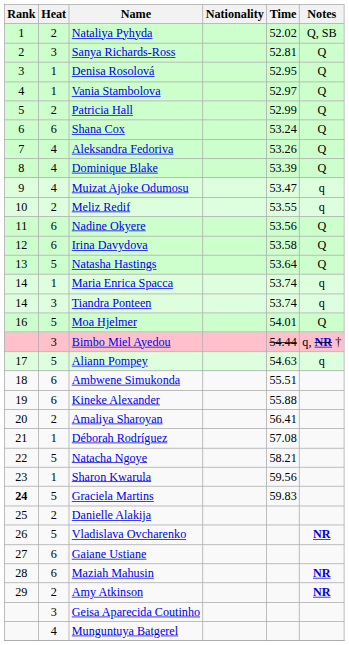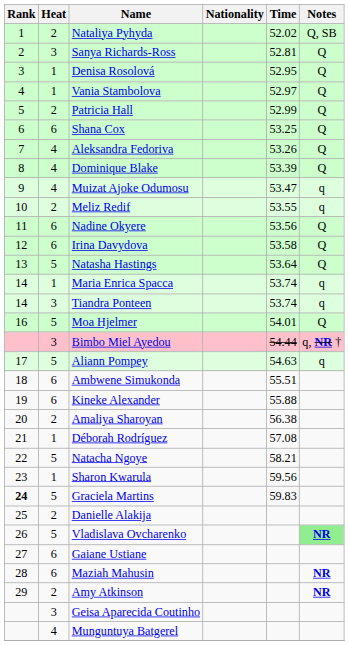(283, 129) 53.24 -> (283, 129) 53.25
(283, 419) 56.41 -> (283, 419) 56.38
(322, 534) no background -> (322, 534) lightgreen background
